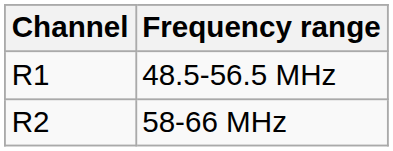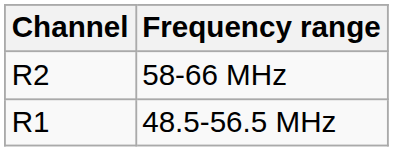rows swapped: (239, 74) <-> (215, 121)
